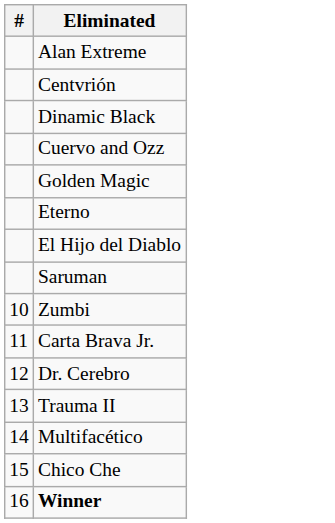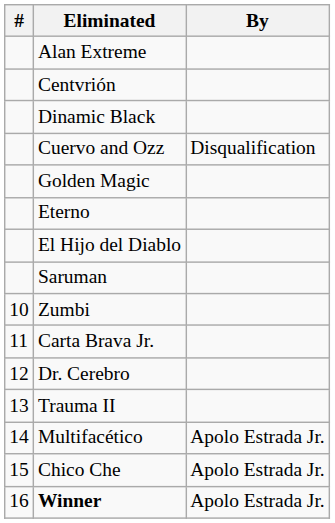+ column: (257, 20)
